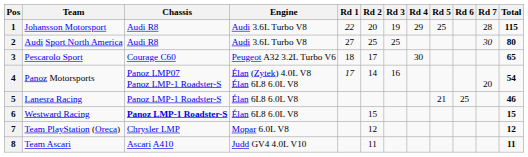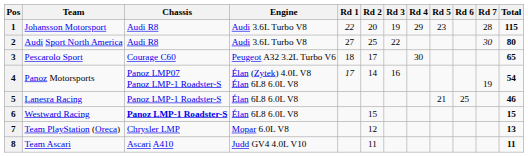(442, 27) 25 -> (442, 27) 23
(396, 42) 25 -> (396, 42) 22
(488, 84) 20 -> (488, 84) 19
(511, 129) 12 -> (511, 129) 13
